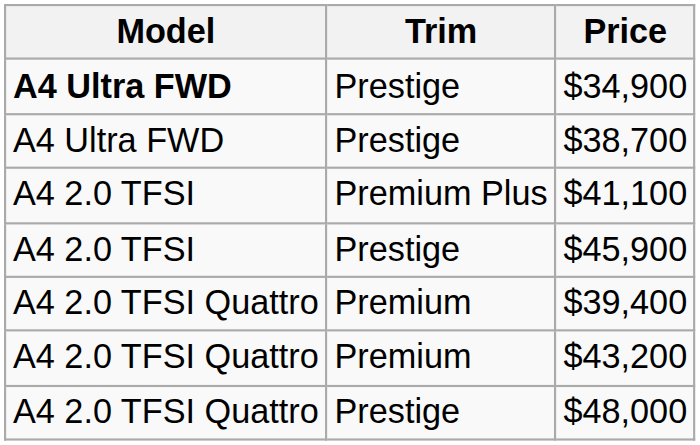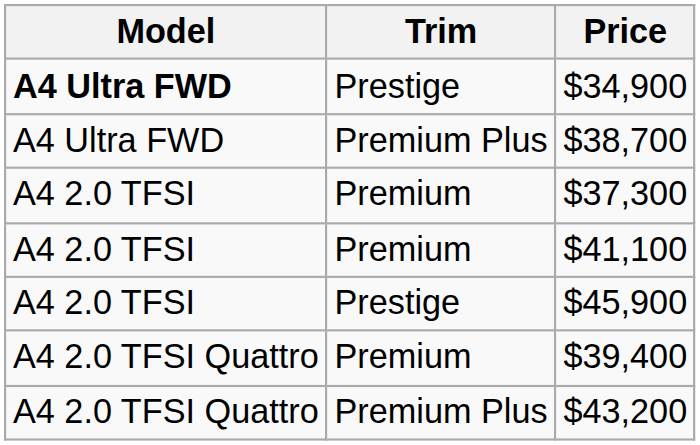(397, 140) Prestige -> (441, 140) Premium Plus
+ row: (625, 194)
(441, 194) Premium Plus -> (403, 248) Premium
(403, 357) Premium -> (441, 411) Premium Plus
- row: (625, 411)
